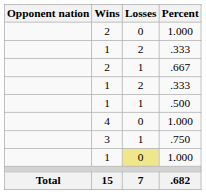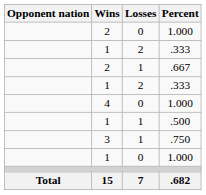rows swapped: (107, 103) <-> (107, 121)
(141, 157) khaki background -> (141, 157) no background
